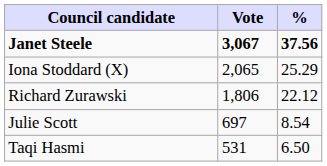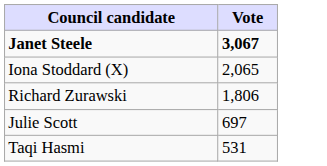- column: (300, 17)
